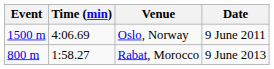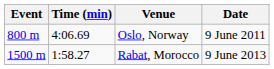(26, 34) 1500 m -> (23, 34) 800 m
(23, 54) 800 m -> (26, 54) 1500 m
